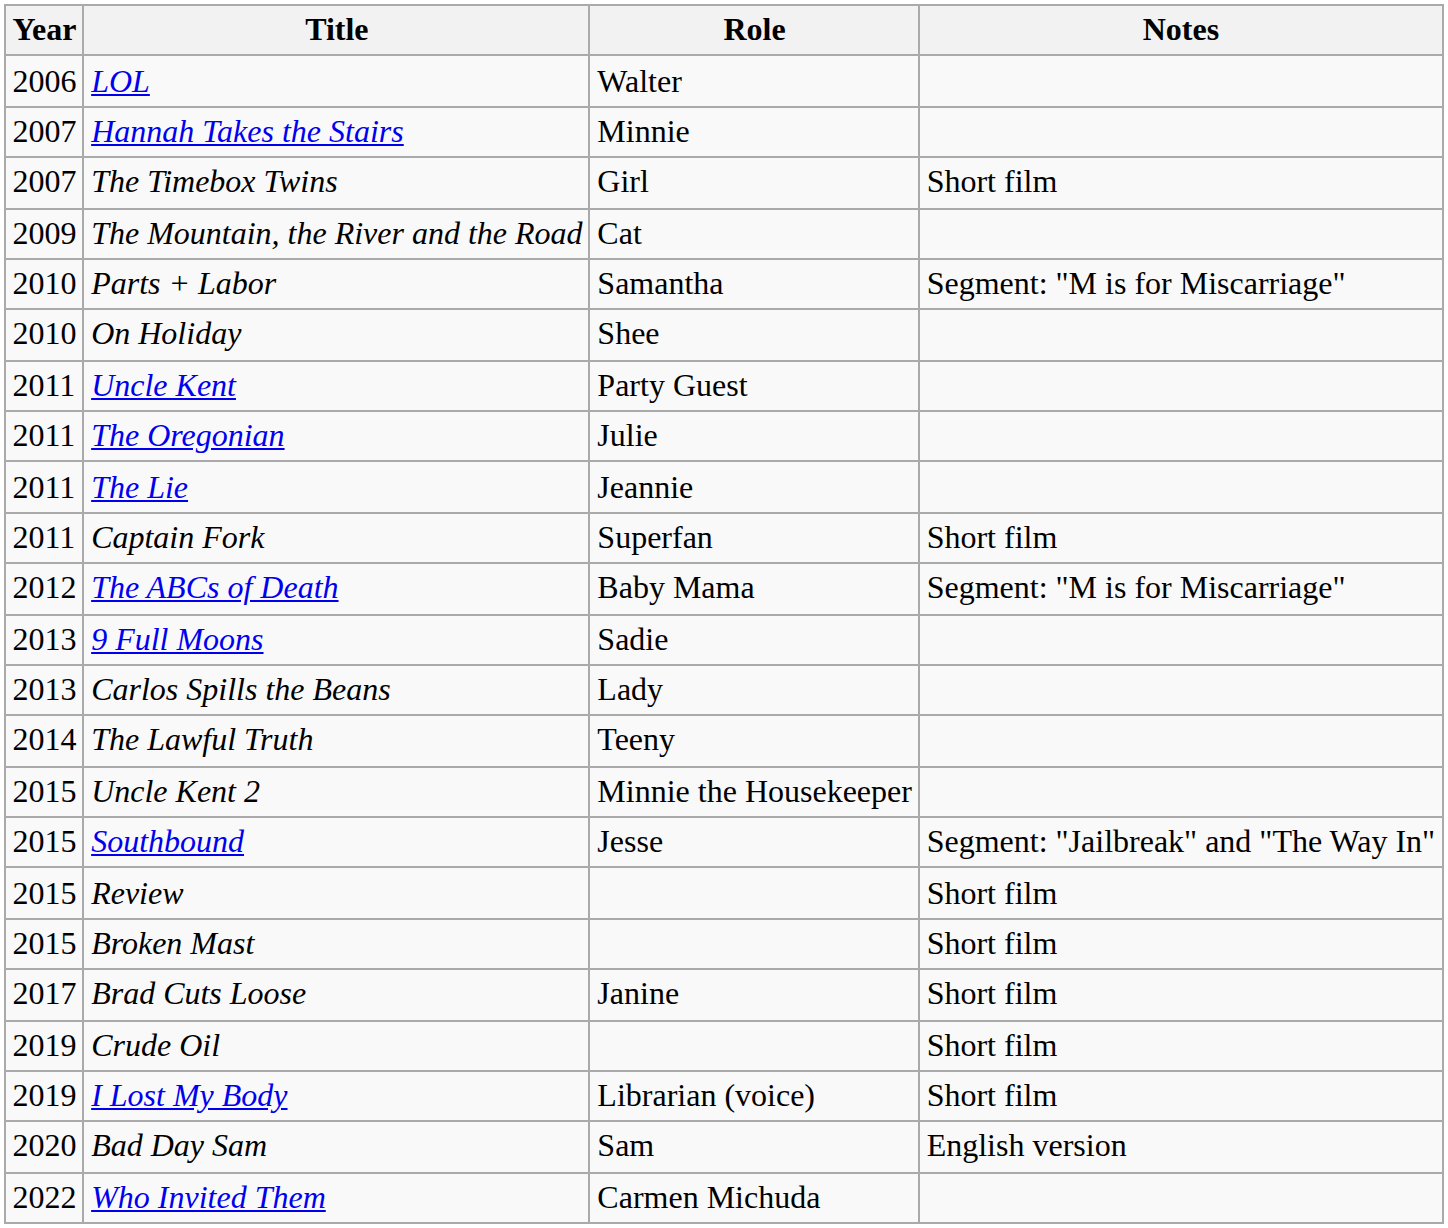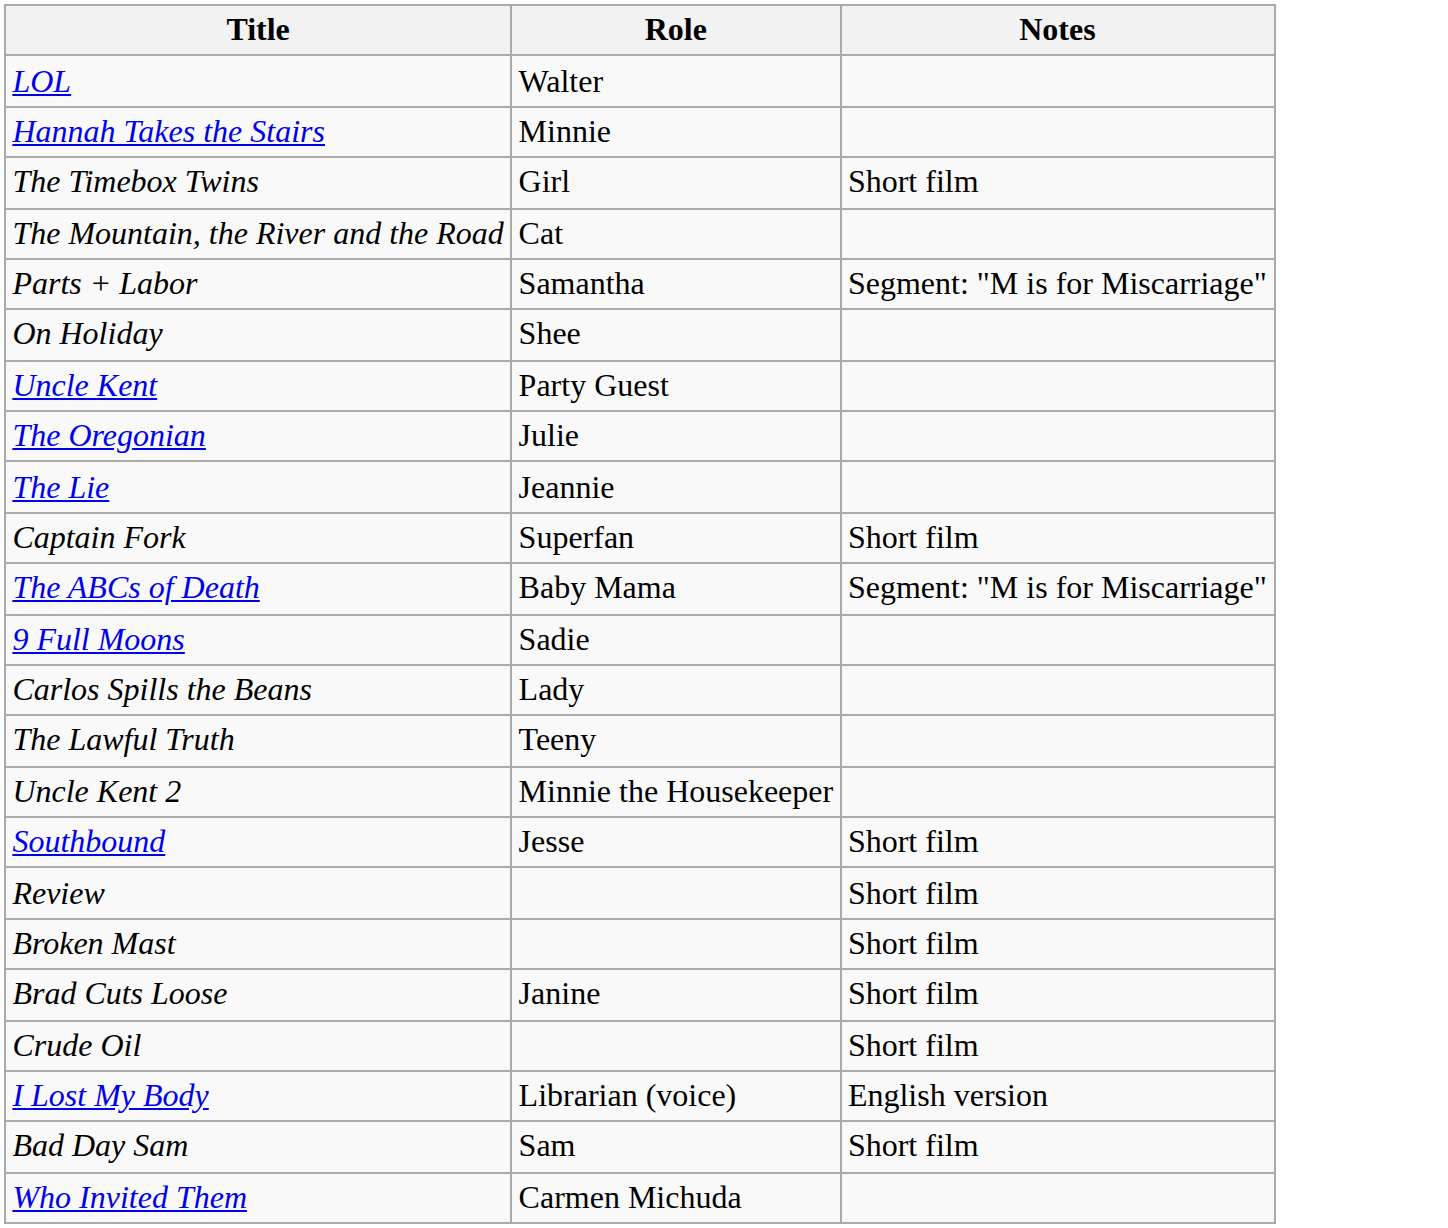- column: (44, 29)
(1181, 841) Segment: "Jailbreak" and "The Way In" -> (913, 841) Short film
(992, 1095) Short film -> (948, 1095) English version
(1027, 1146) English version -> (913, 1146) Short film
